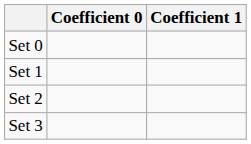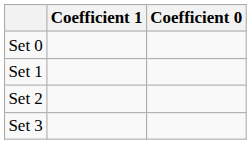columns swapped: (97, 17) <-> (196, 17)
